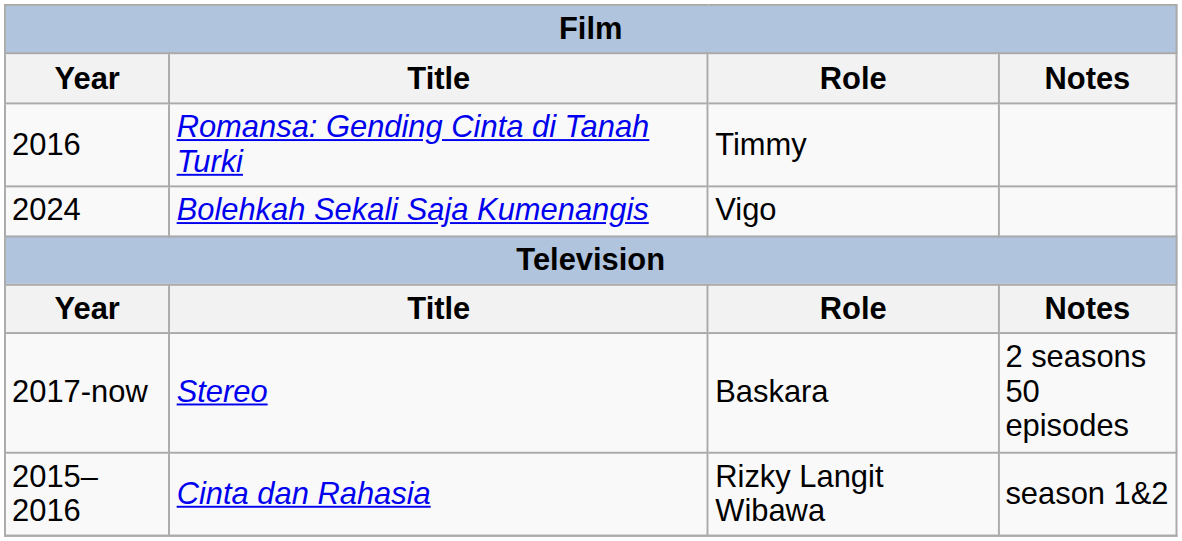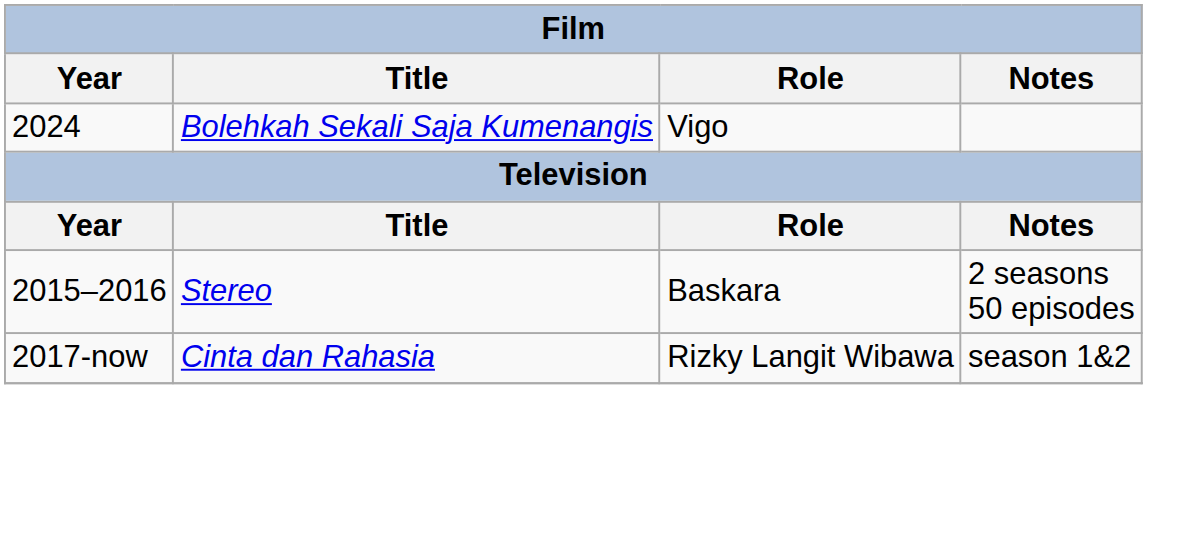- row: (413, 144)
(80, 392) 2017-now -> (89, 291) 2015–2016
(55, 493) 2015–2016 -> (80, 357) 2017-now
